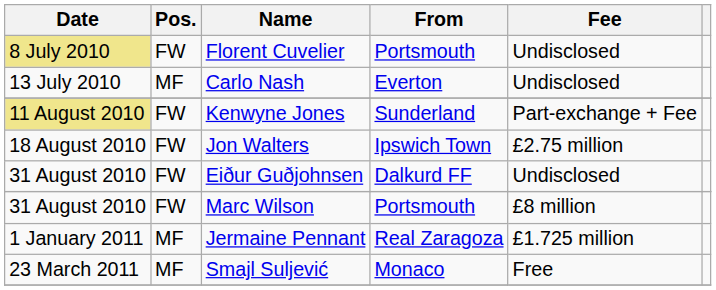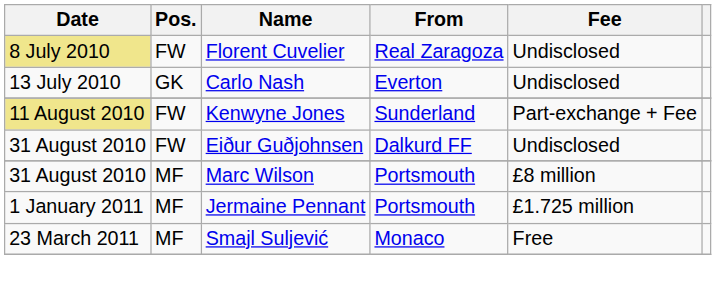(425, 51) Portsmouth -> (439, 51) Real Zaragoza
(169, 82) MF -> (169, 82) GK
- row: (257, 144)
(170, 207) FW -> (169, 176) MF
(439, 238) Real Zaragoza -> (425, 207) Portsmouth
